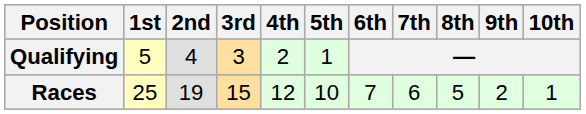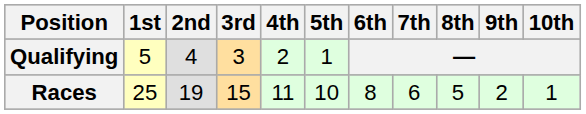(283, 92) 12 -> (283, 92) 11
(370, 92) 7 -> (370, 92) 8
